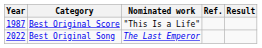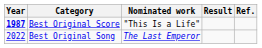columns swapped: (241, 11) <-> (213, 11)
(16, 24) normal -> (16, 24) bold
